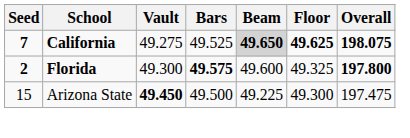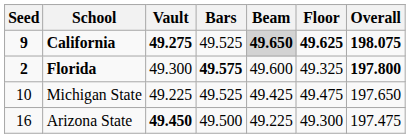(24, 43) 7 -> (24, 43) 9
(161, 43) normal -> (171, 43) bold
+ row: (94, 95)
(24, 95) 15 -> (24, 120) 16
